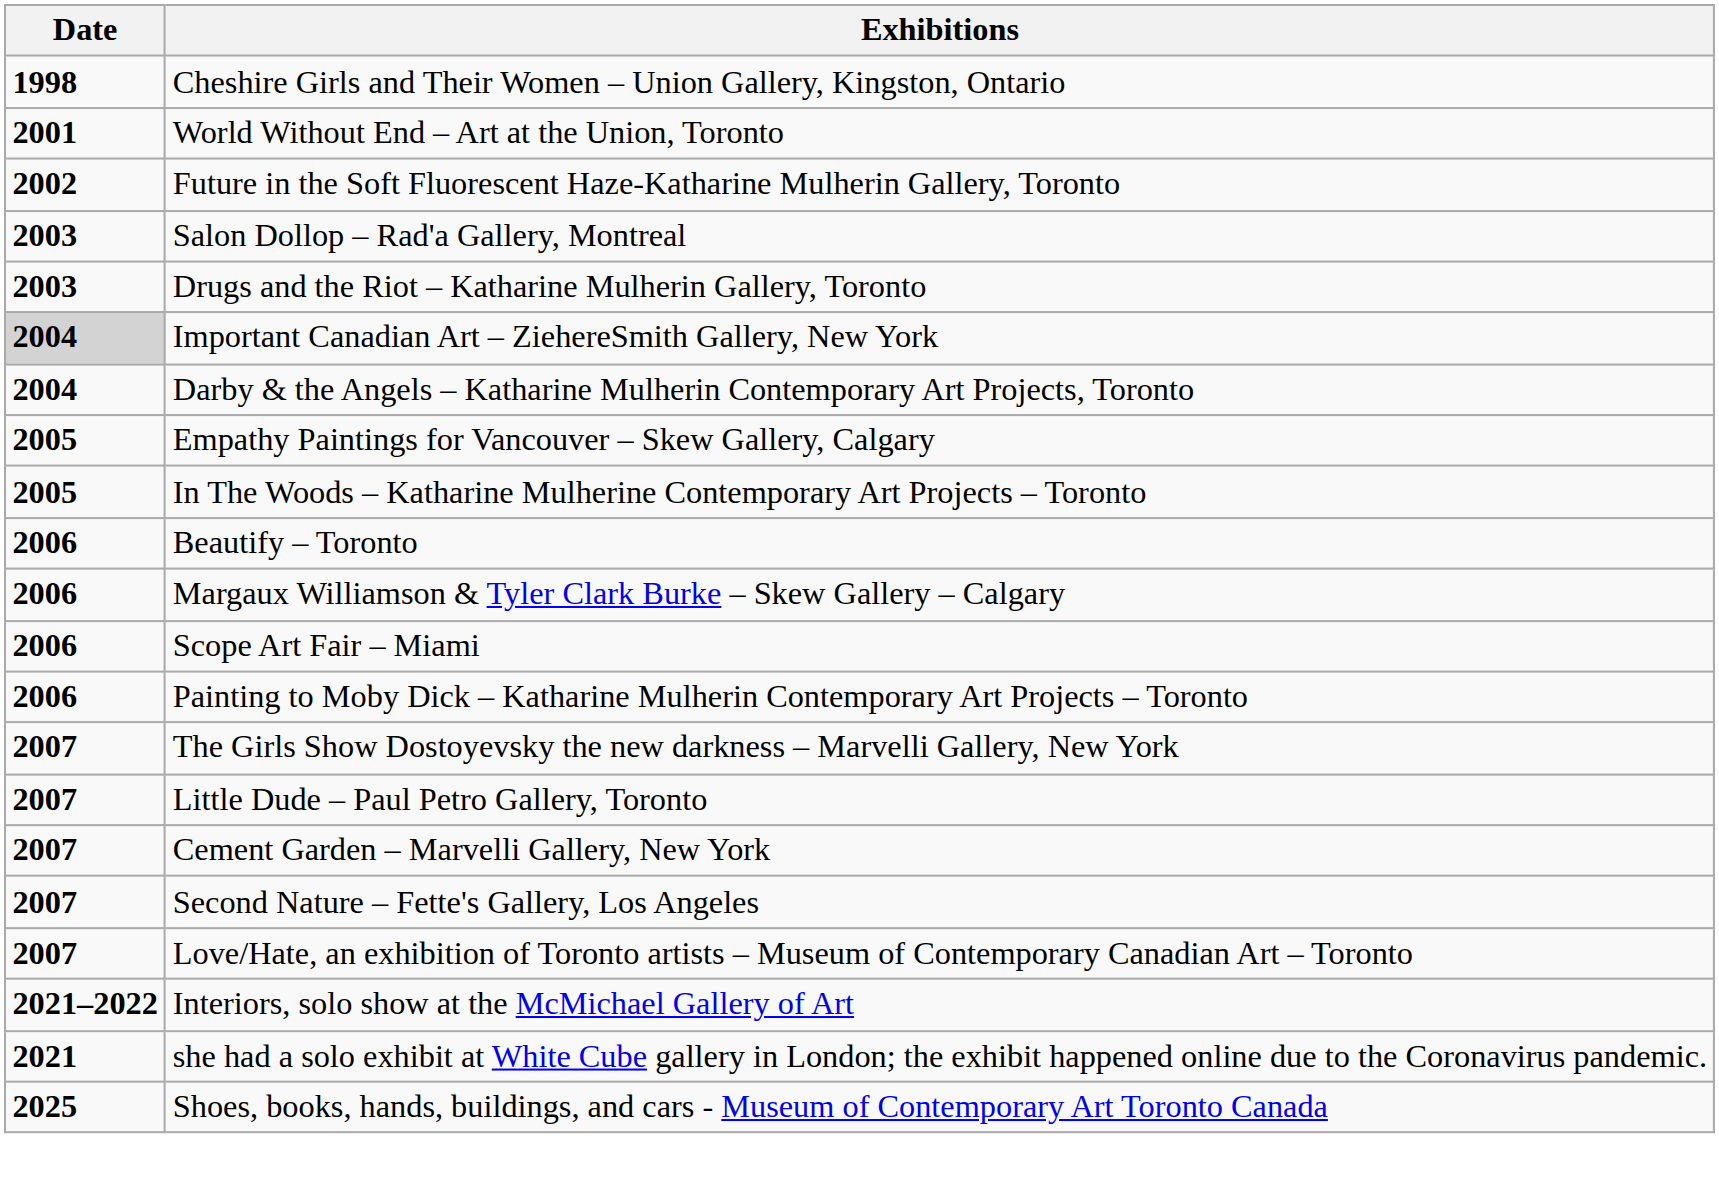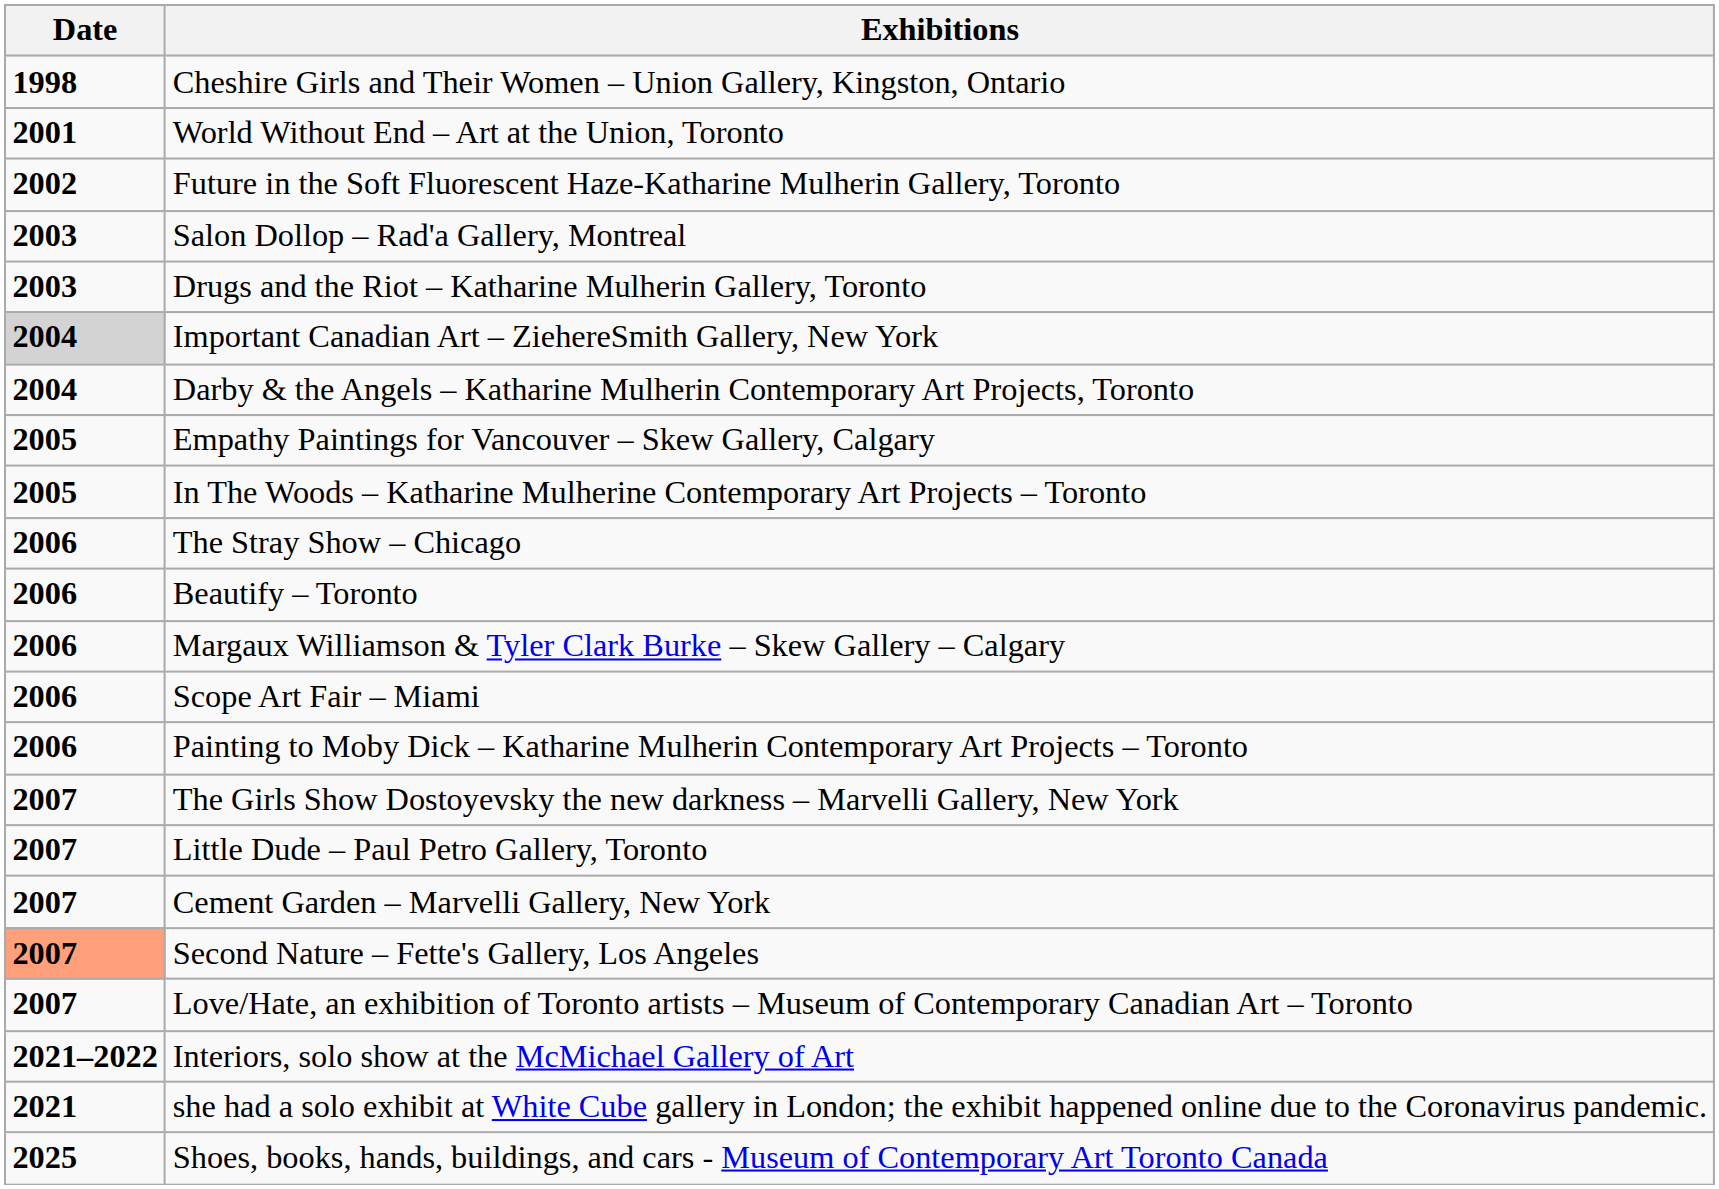+ row: (347, 542)
(45, 901) no background -> (45, 952) lightsalmon background
